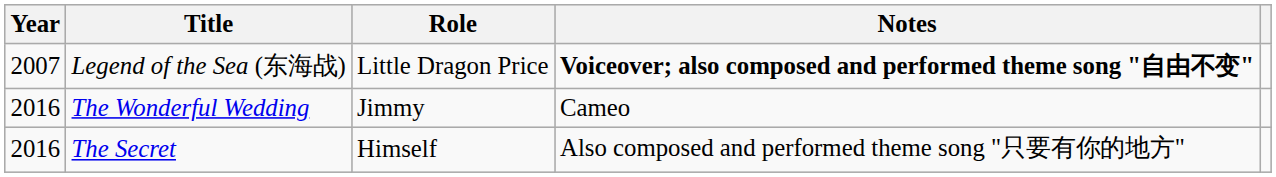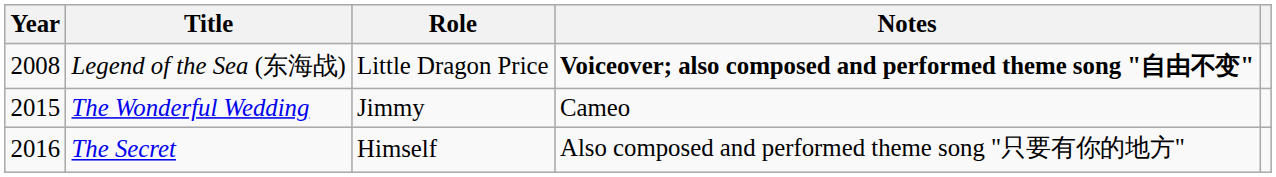(35, 65) 2007 -> (35, 65) 2008
(35, 107) 2016 -> (35, 107) 2015
